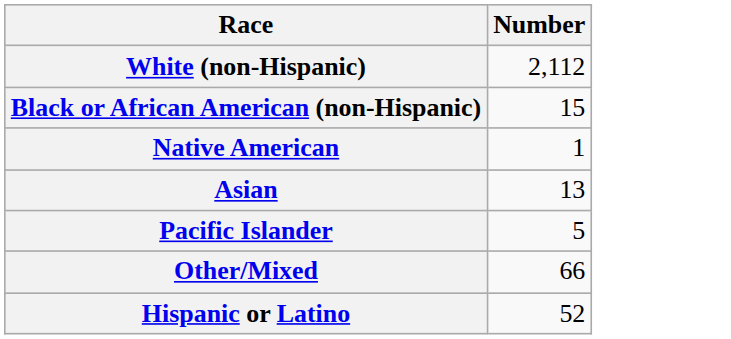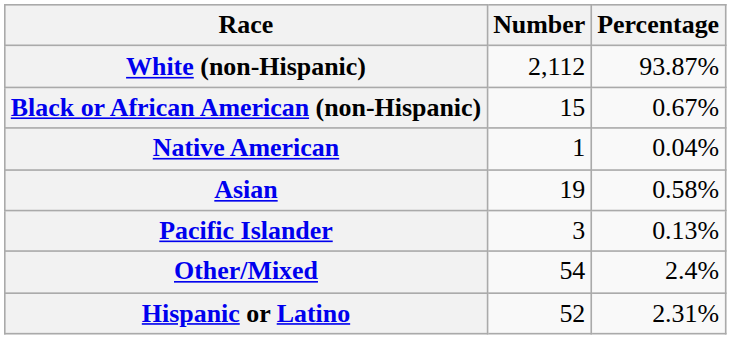+ column: (658, 25)
(572, 189) 13 -> (572, 189) 19
(579, 230) 5 -> (579, 230) 3
(572, 271) 66 -> (572, 271) 54
